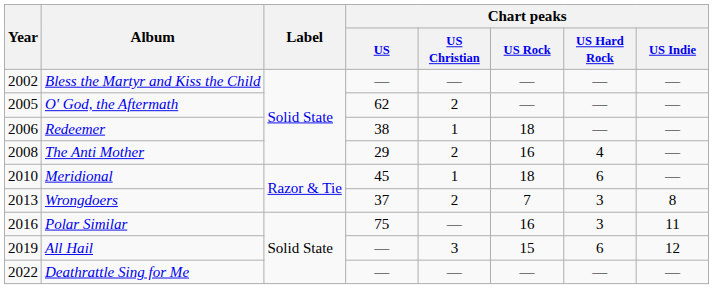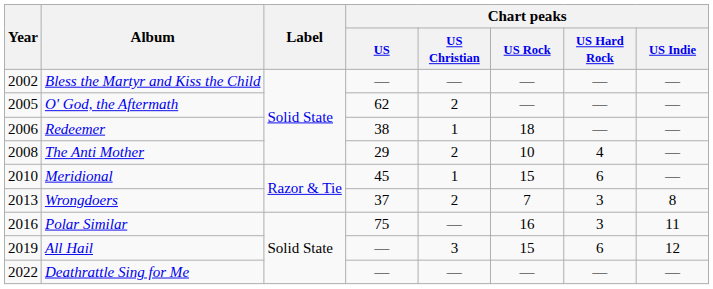(527, 152) 16 -> (527, 152) 10
(527, 176) 18 -> (527, 176) 15
